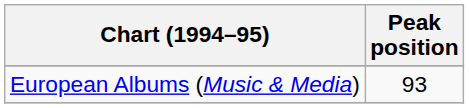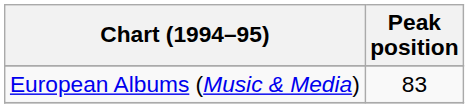(414, 84) 93 -> (414, 84) 83
